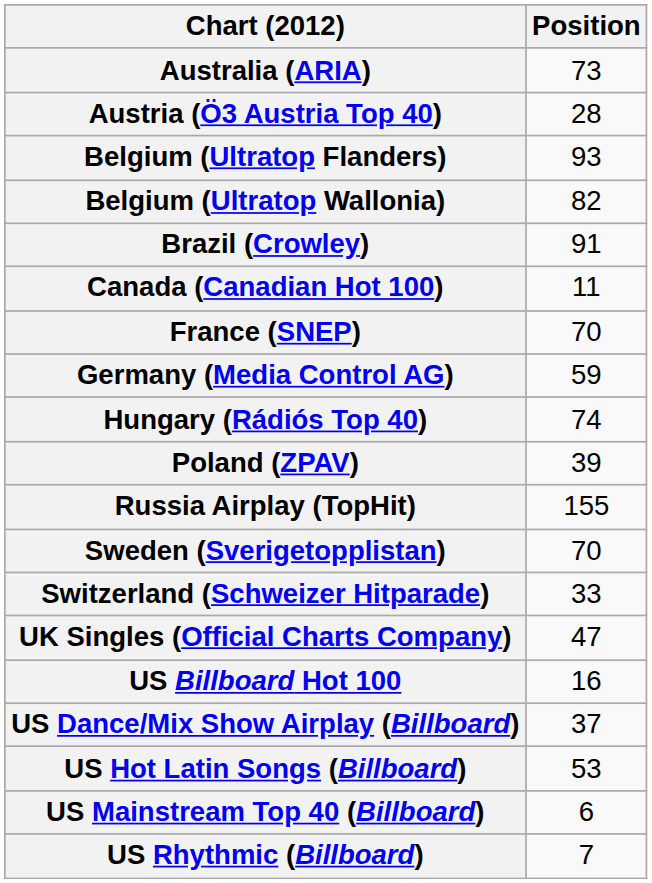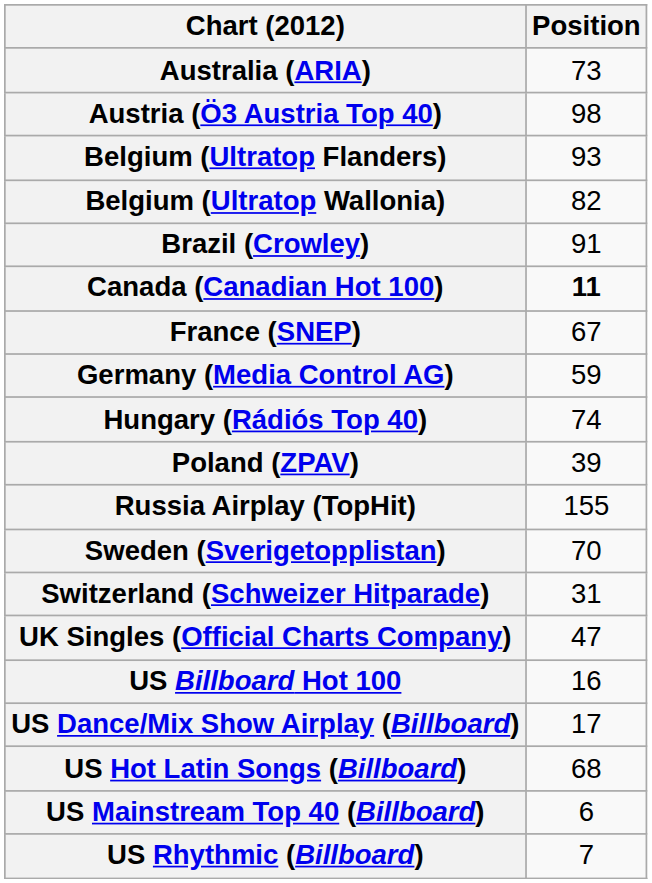(586, 113) 28 -> (586, 113) 98
(586, 288) normal -> (586, 288) bold
(586, 331) 70 -> (586, 331) 67
(586, 593) 33 -> (586, 593) 31
(586, 724) 37 -> (586, 724) 17
(586, 768) 53 -> (586, 768) 68
